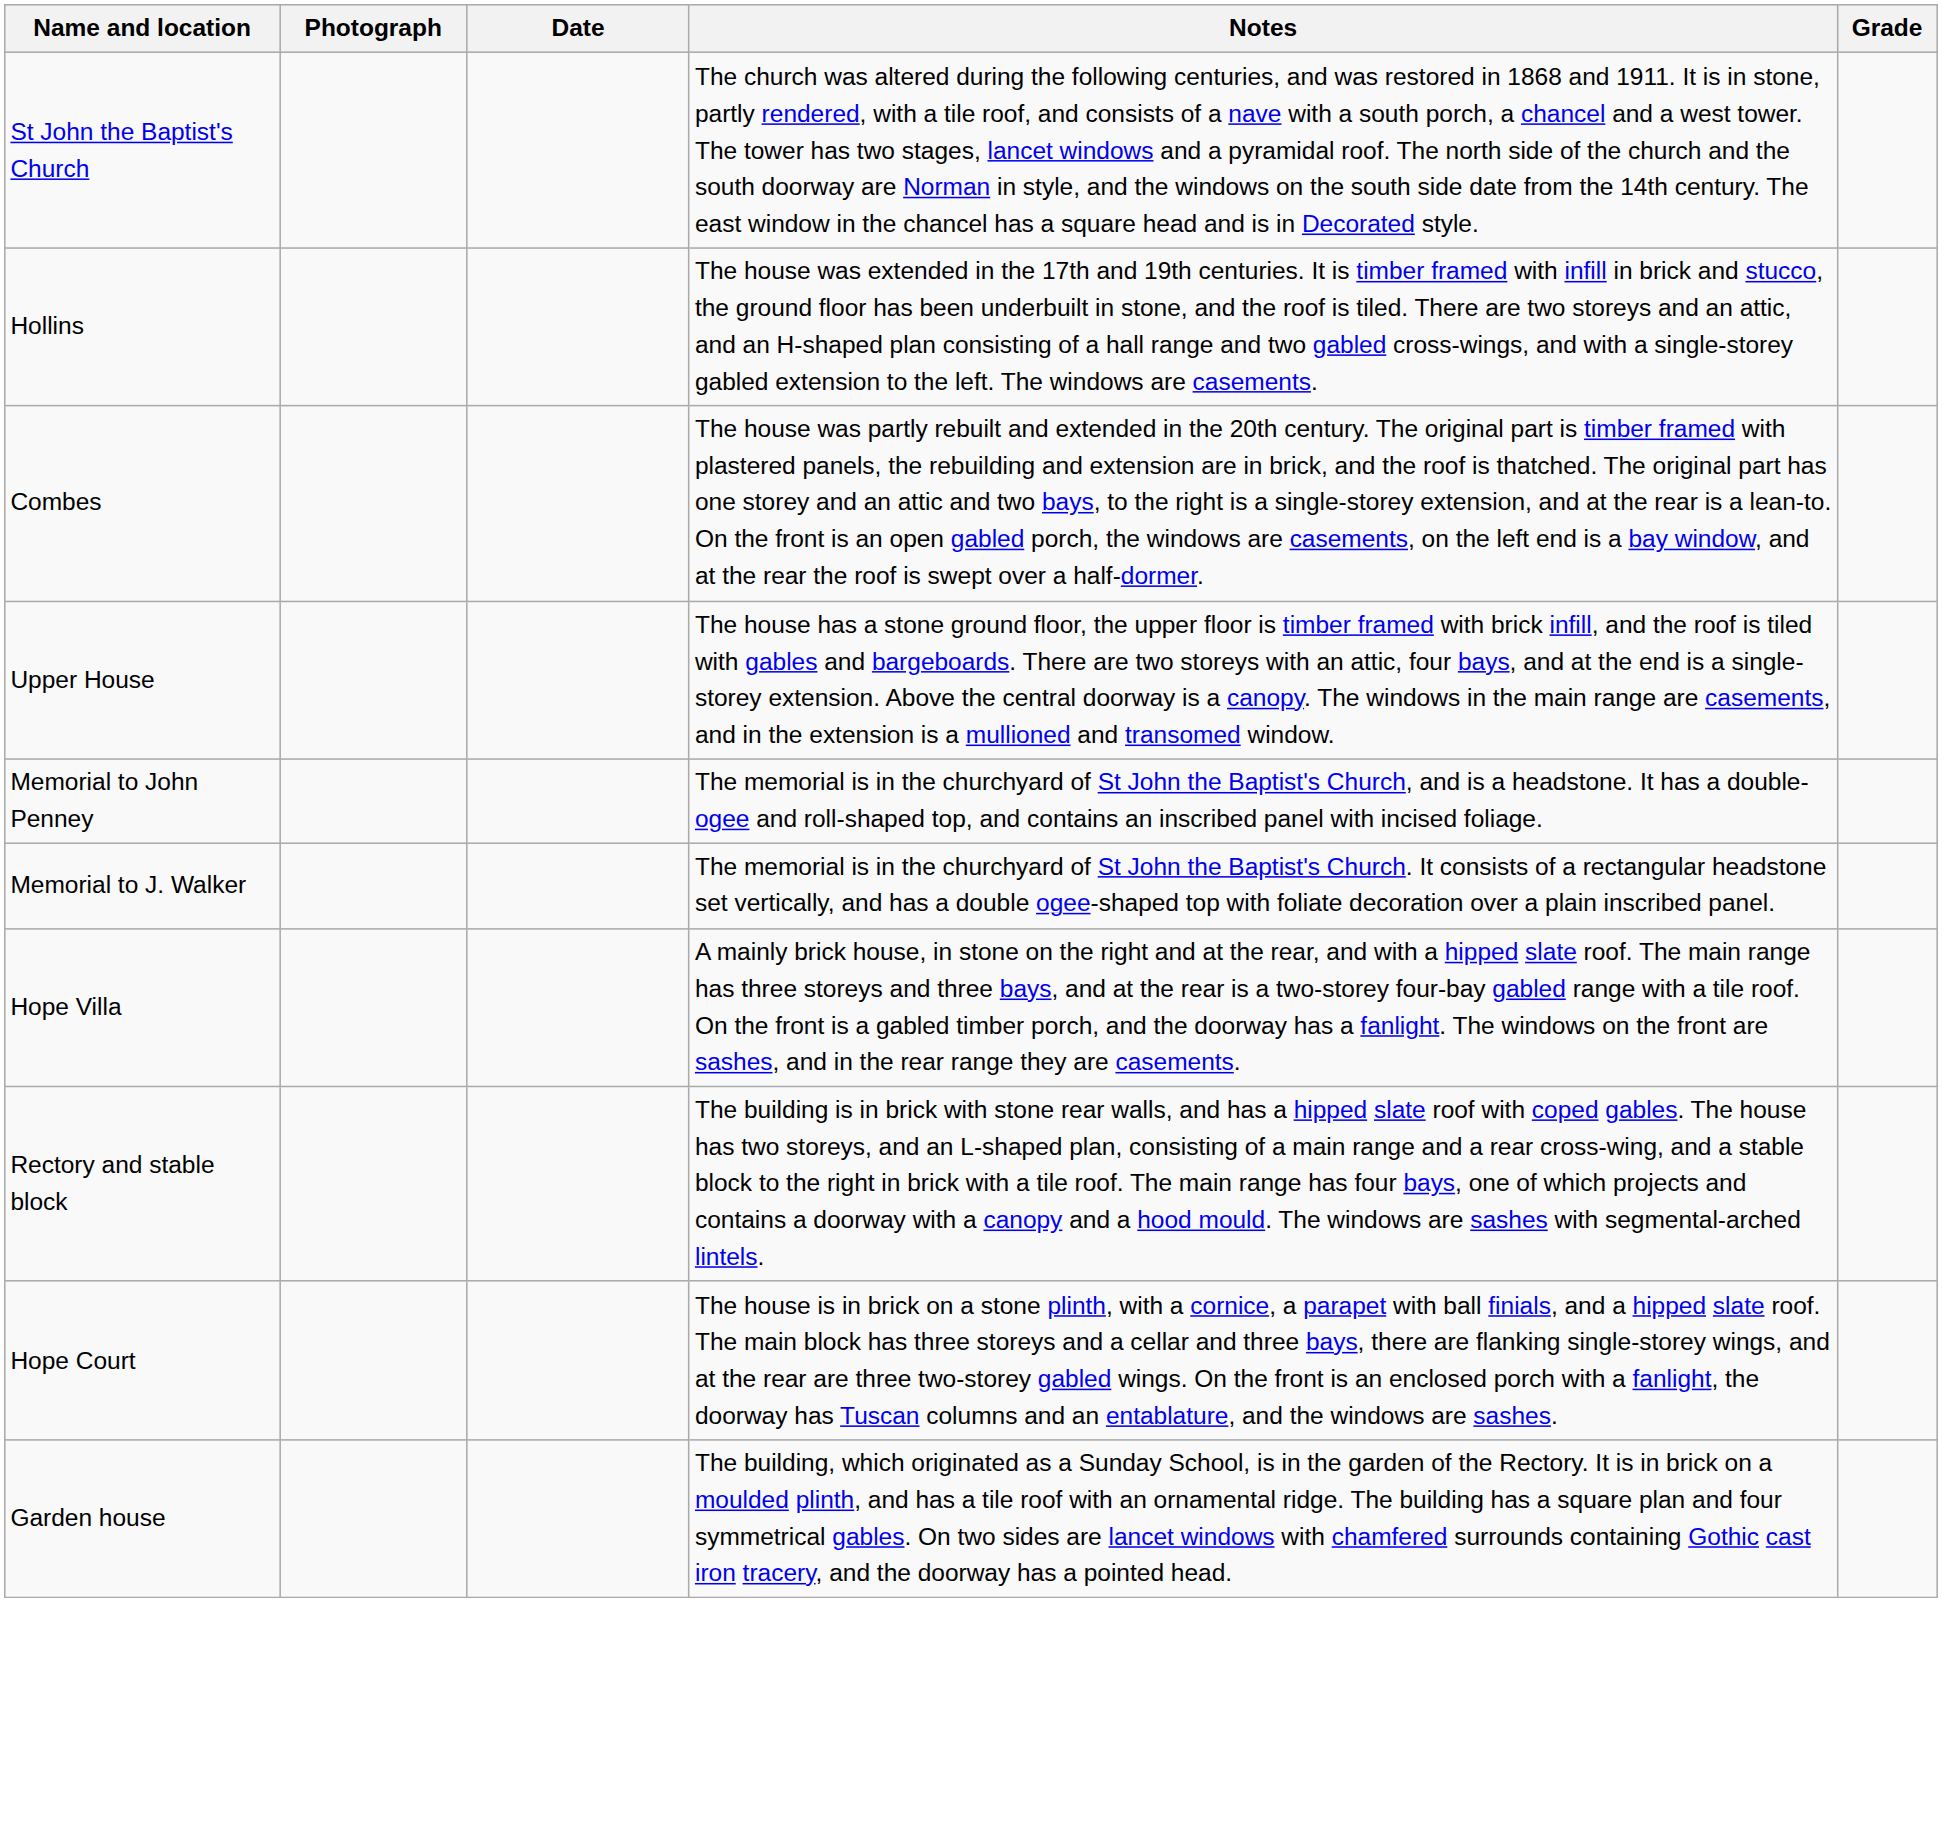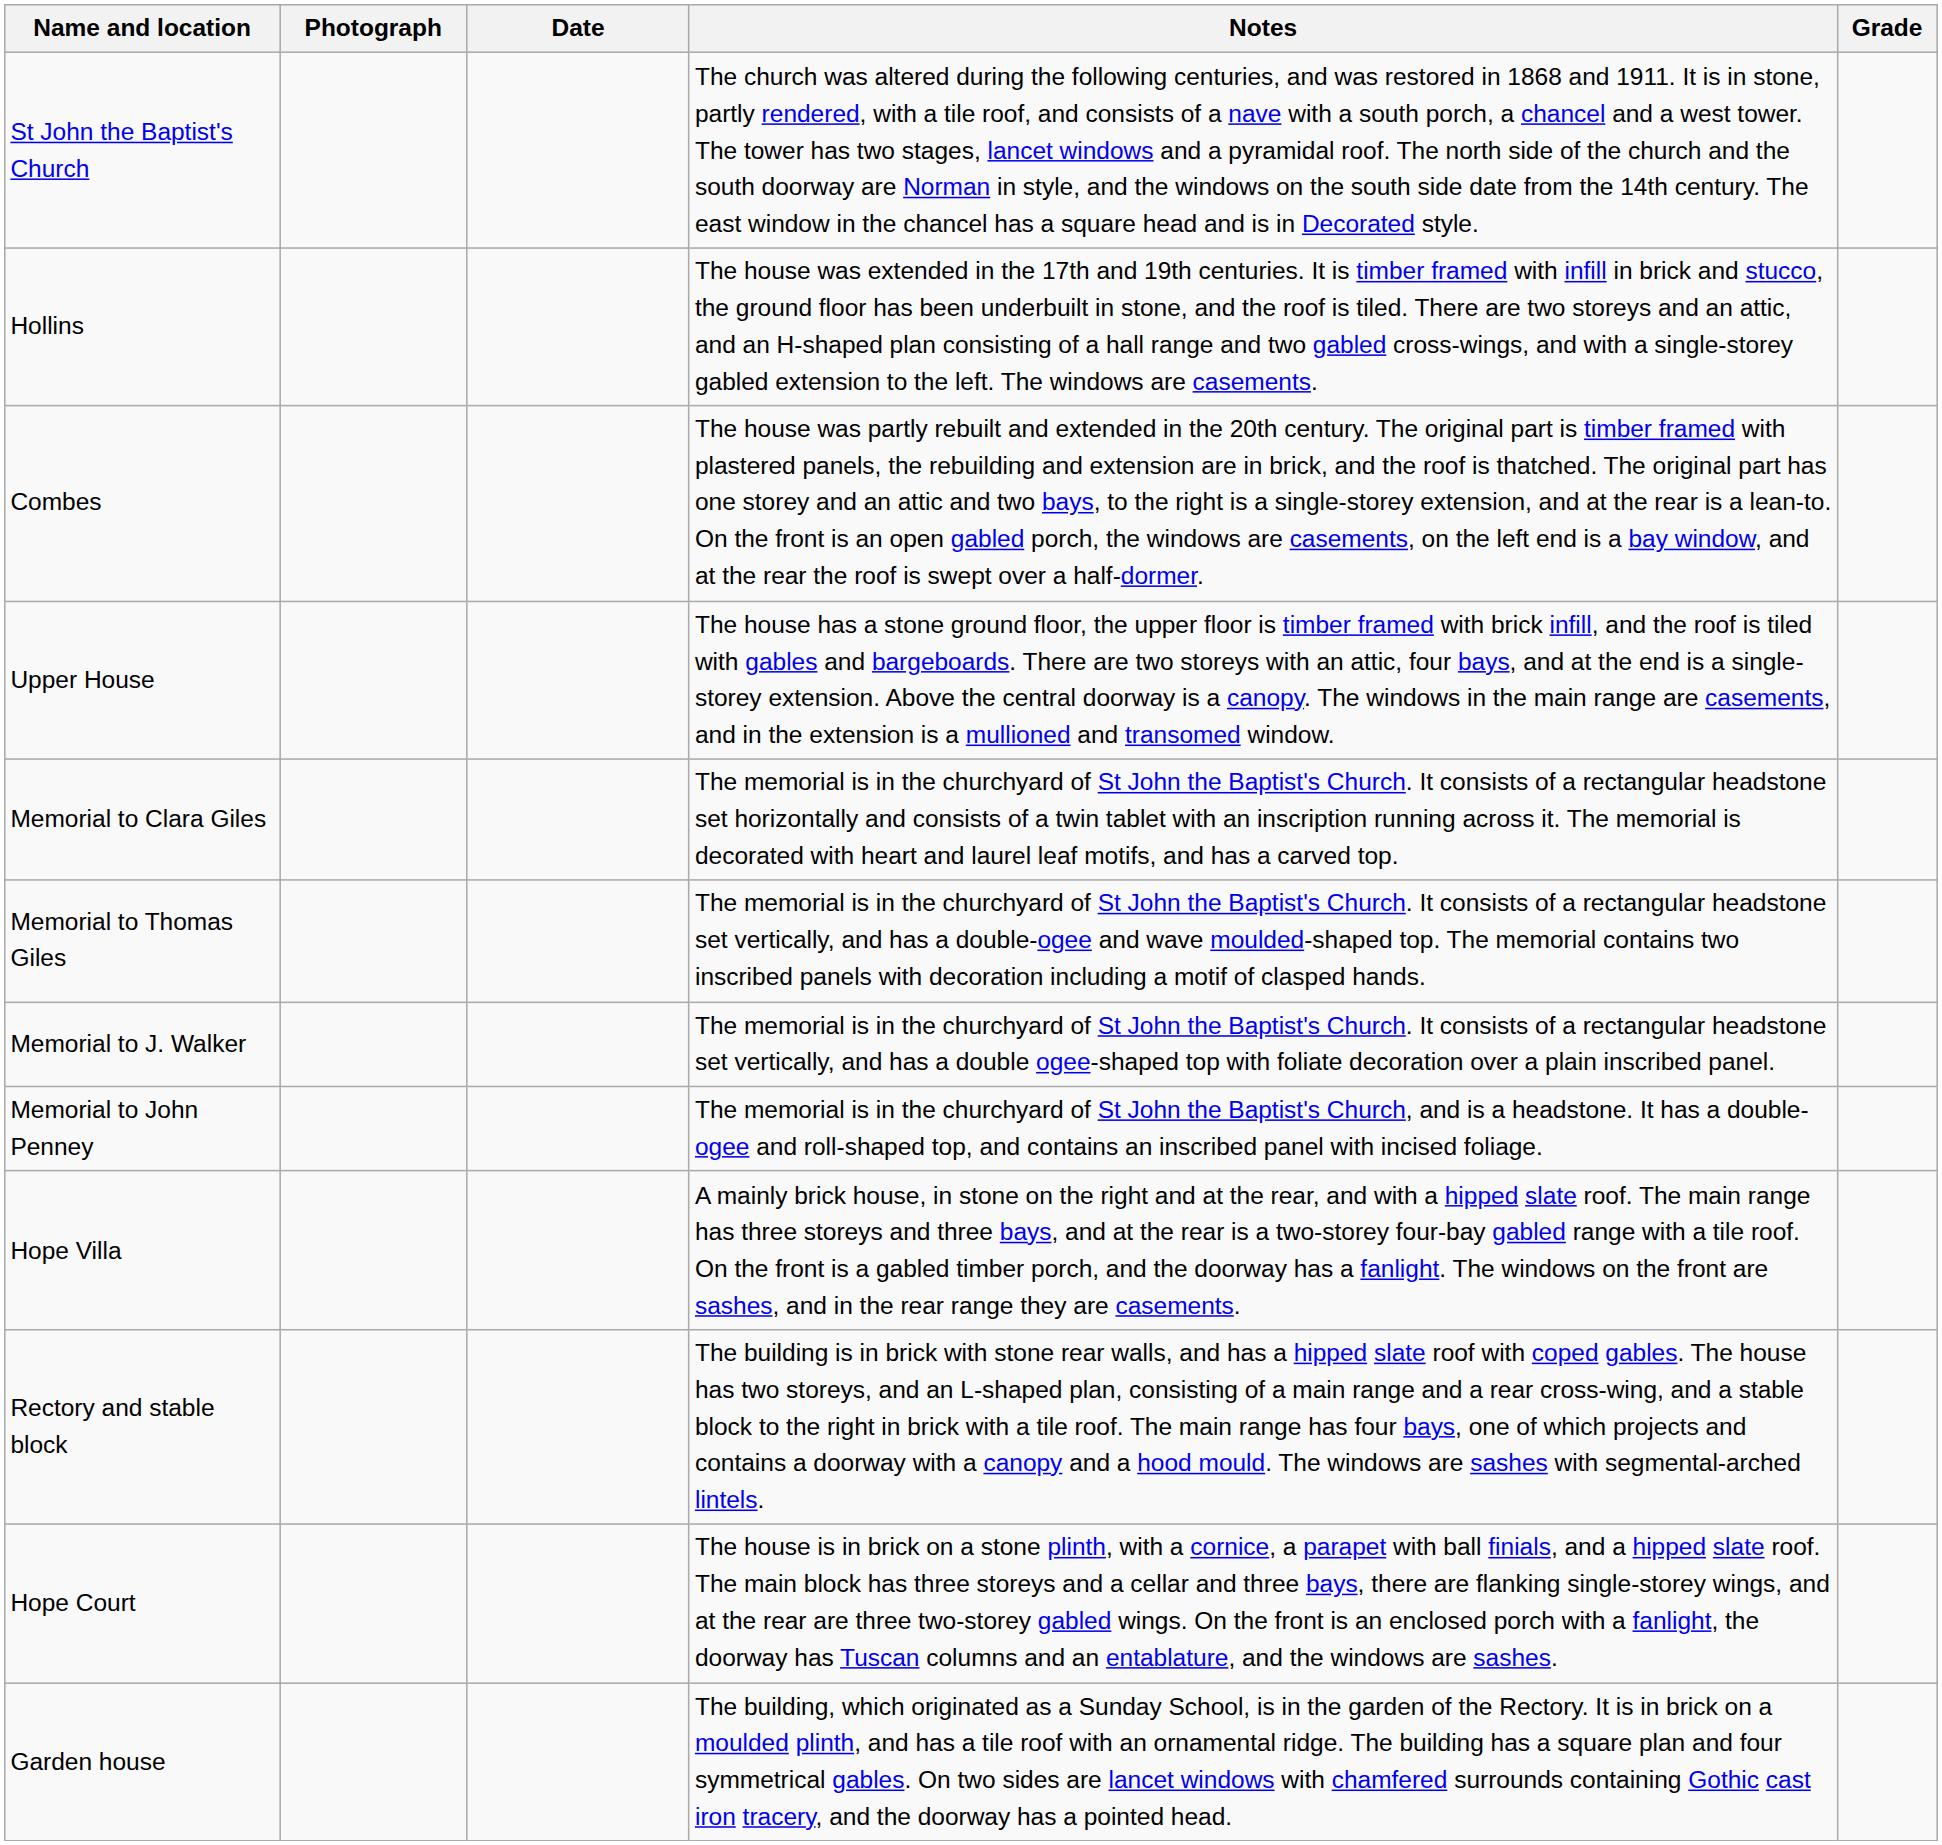+ row: (138, 819)
+ row: (122, 940)
rows swapped: (104, 800) <-> (128, 885)
